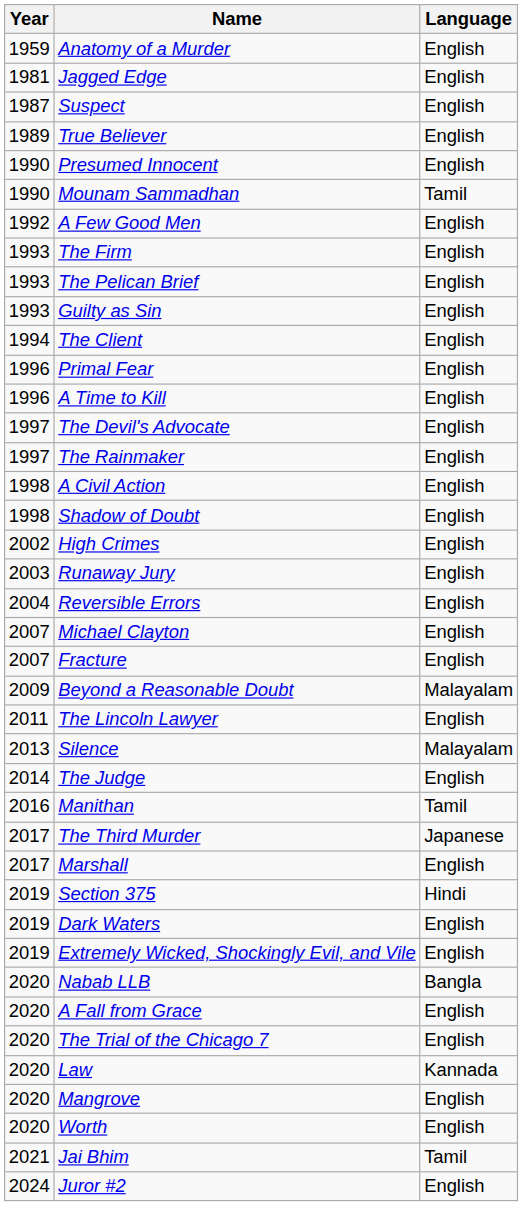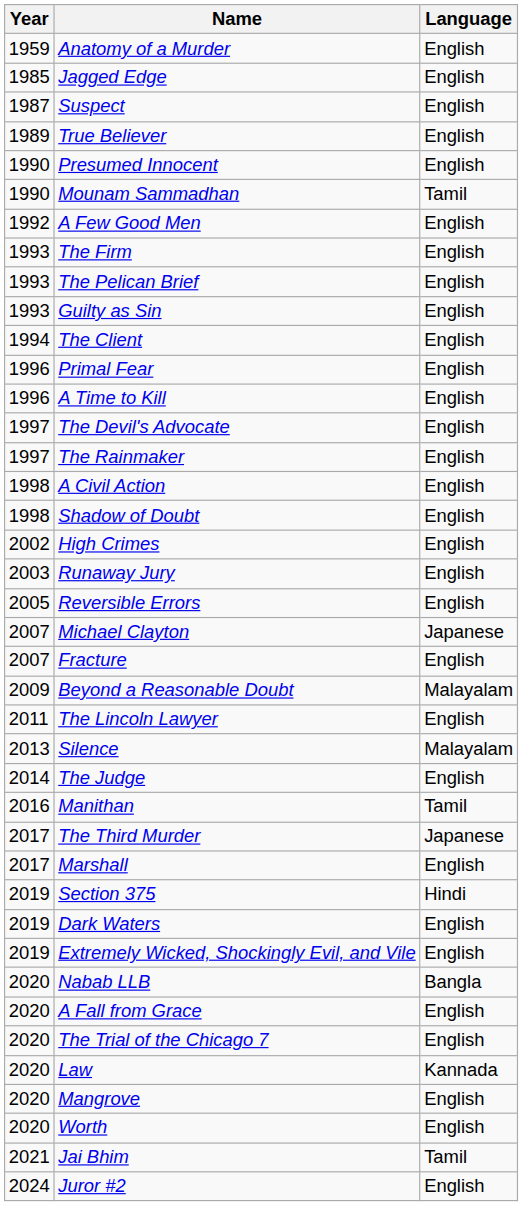(29, 77) 1981 -> (29, 77) 1985
(29, 602) 2004 -> (29, 602) 2005
(454, 631) English -> (464, 631) Japanese
